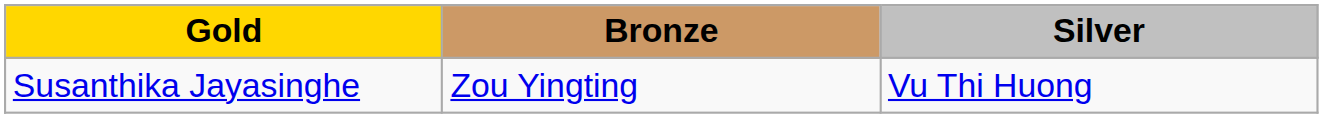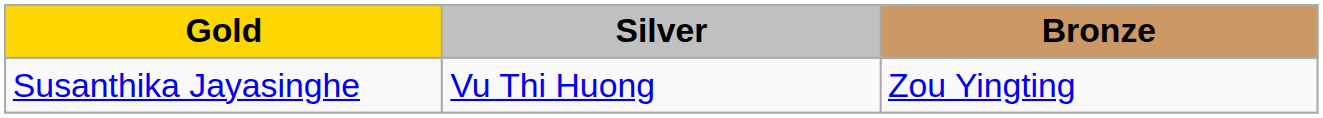columns swapped: (1099, 31) <-> (661, 31)
